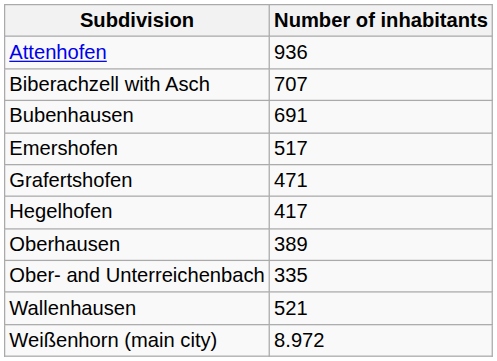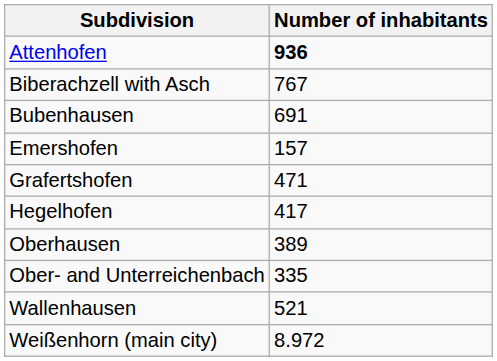(291, 52) normal -> (291, 52) bold
(291, 84) 707 -> (291, 84) 767
(291, 148) 517 -> (291, 148) 157
